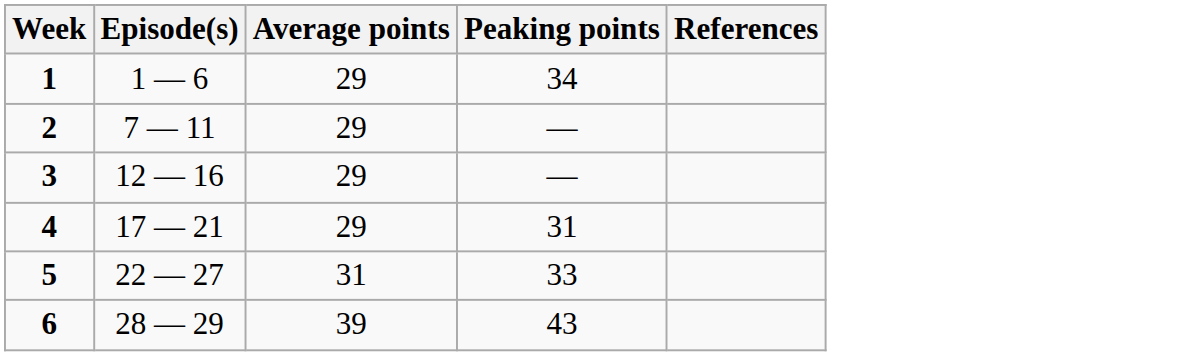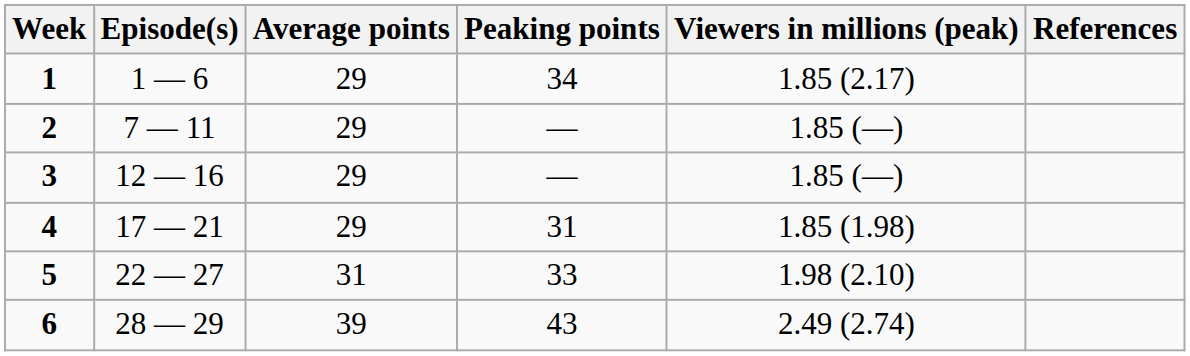+ column: (846, 29)
